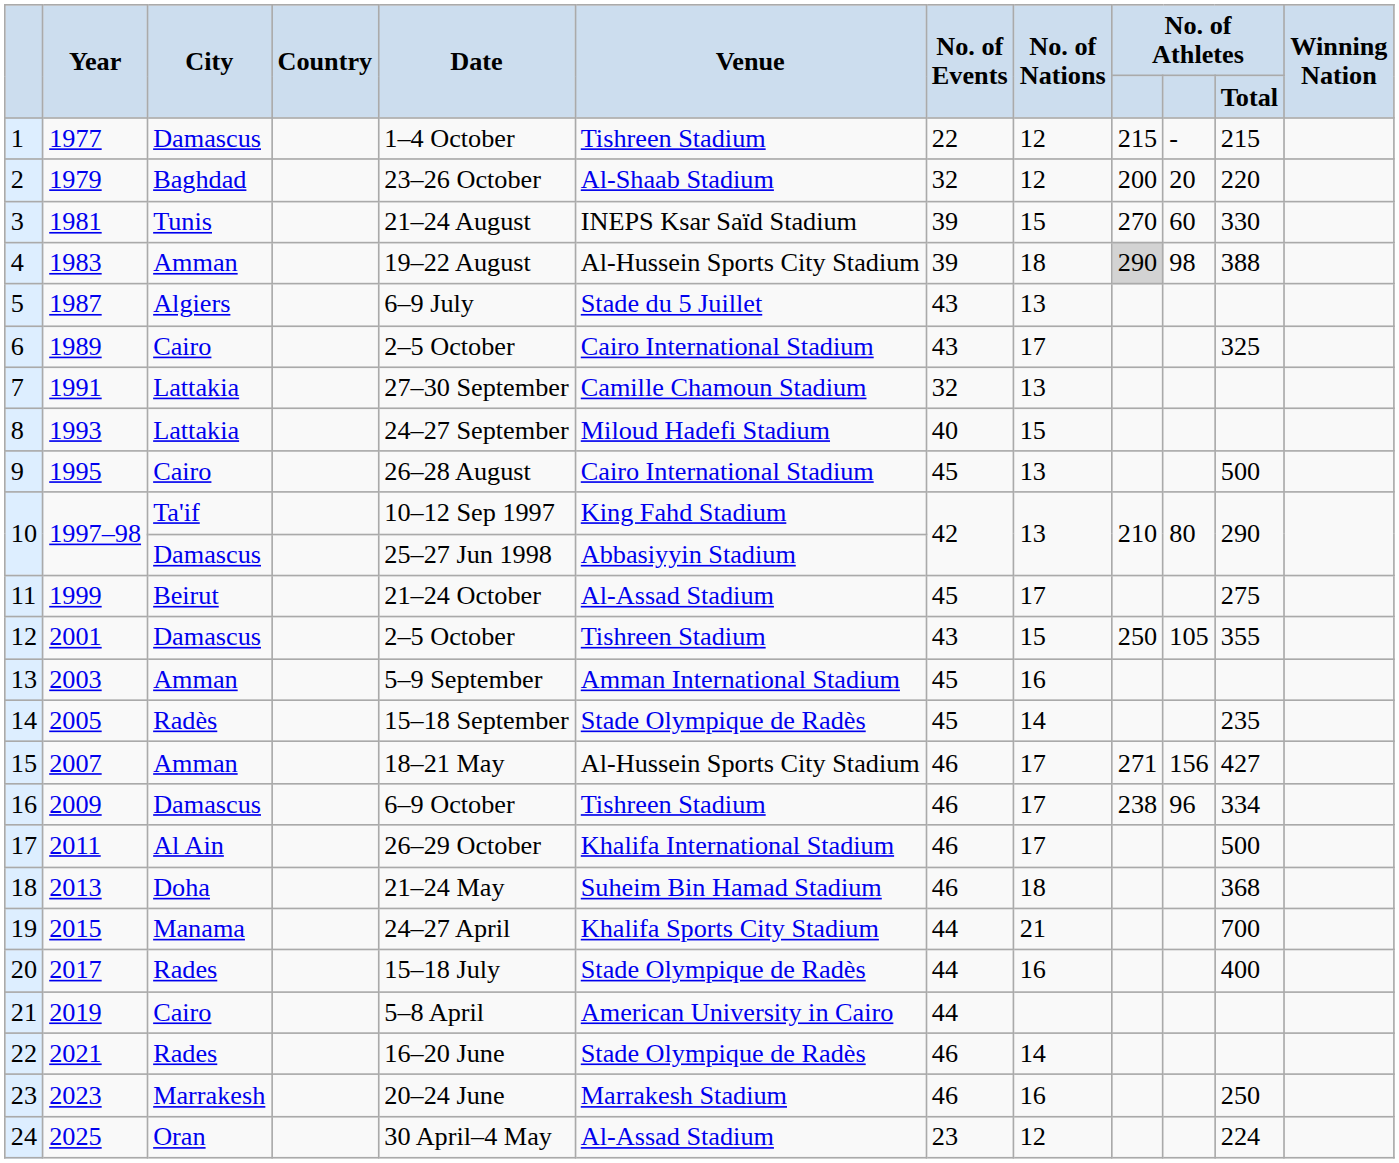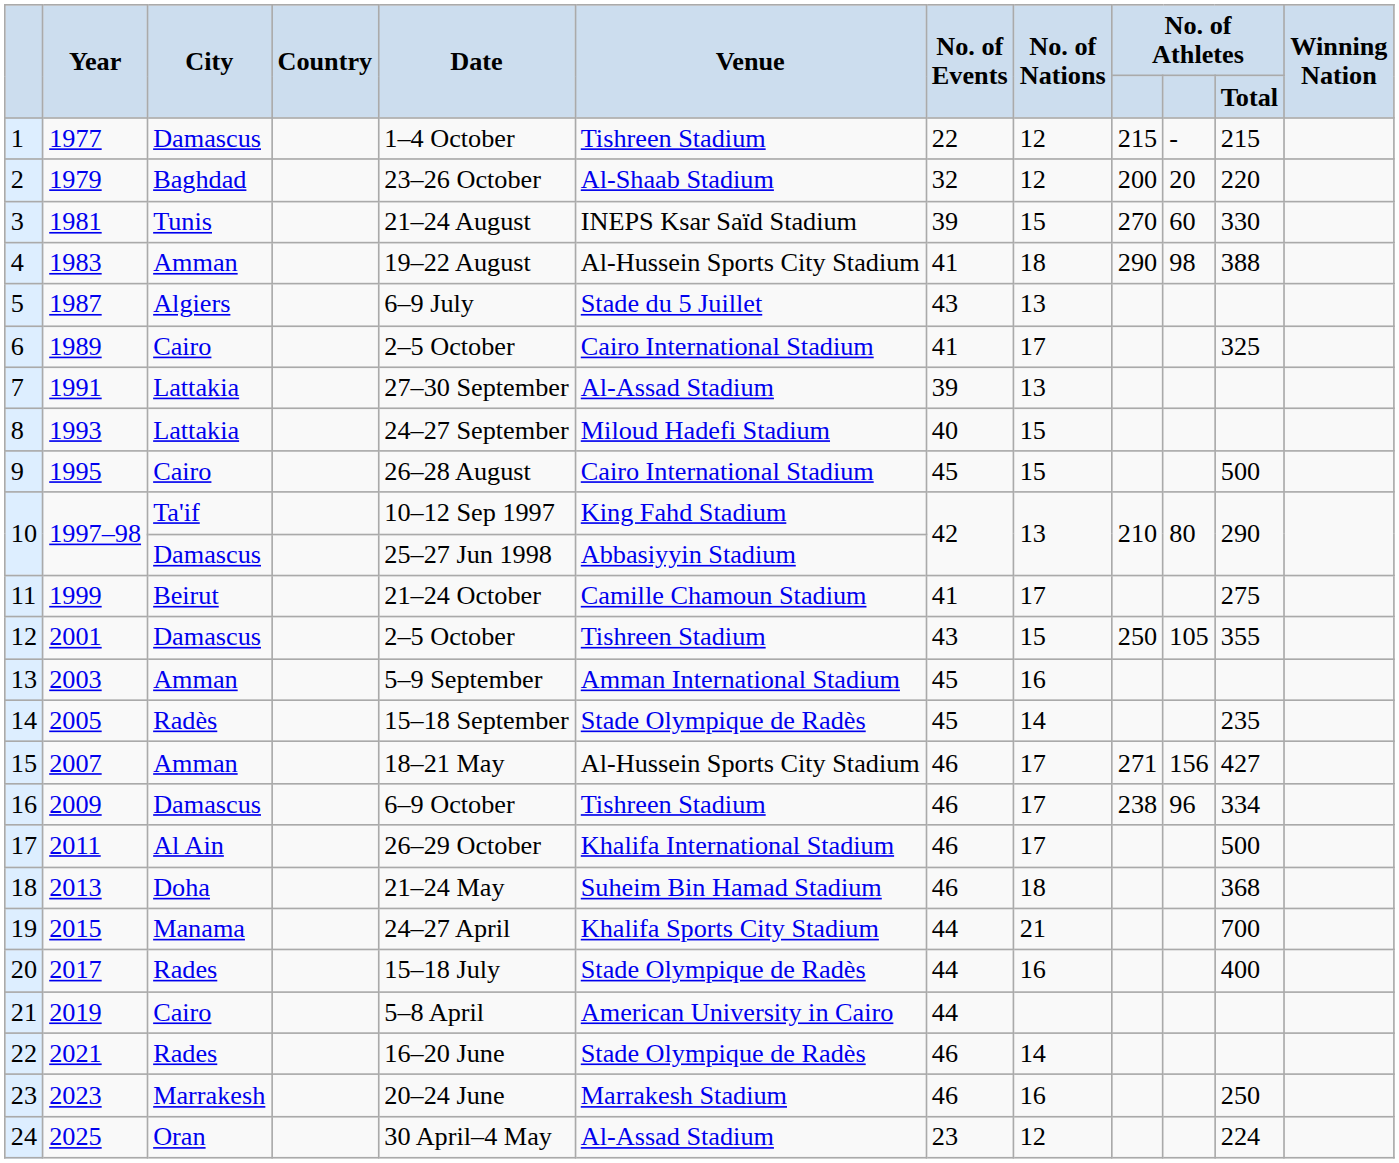(945, 262) 39 -> (945, 262) 41
(1138, 262) lightgrey background -> (1138, 262) no background
(945, 346) 43 -> (945, 346) 41
(724, 387) Camille Chamoun Stadium -> (677, 387) Al-Assad Stadium
(945, 387) 32 -> (945, 387) 39
(1033, 470) 13 -> (1033, 470) 15
(677, 595) Al-Assad Stadium -> (724, 595) Camille Chamoun Stadium
(945, 595) 45 -> (945, 595) 41
